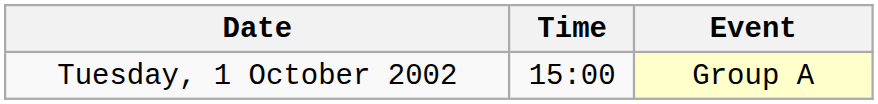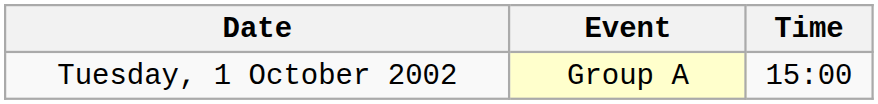columns swapped: (572, 29) <-> (753, 29)
